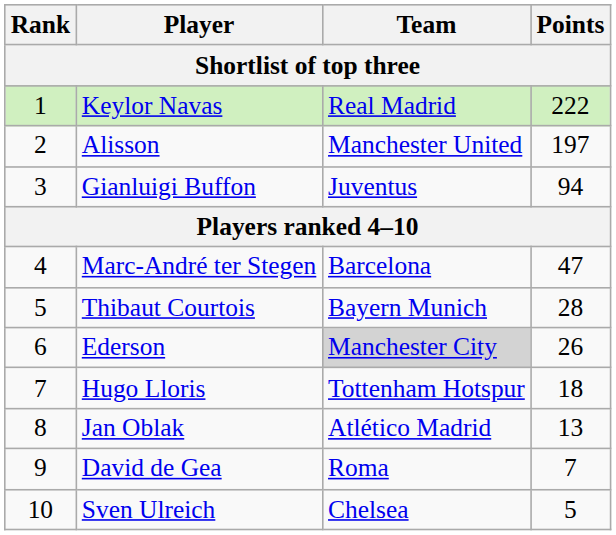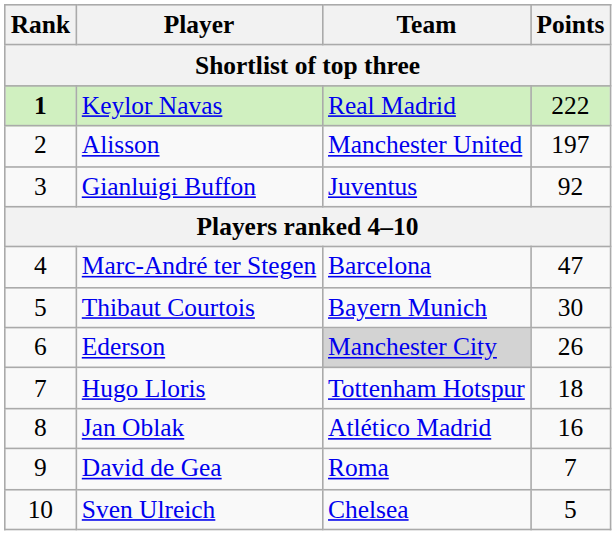(40, 105) normal -> (40, 105) bold
(570, 186) 94 -> (570, 186) 92
(570, 307) 28 -> (570, 307) 30
(570, 428) 13 -> (570, 428) 16
